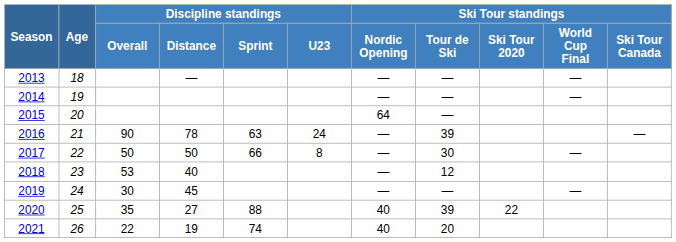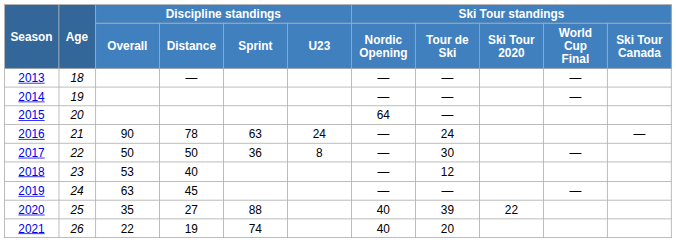(447, 134) 39 -> (447, 134) 24
(255, 153) 66 -> (255, 153) 36
(127, 191) 30 -> (127, 191) 63
